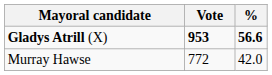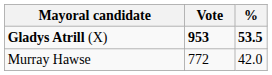(250, 37) 56.6 -> (250, 37) 53.5
